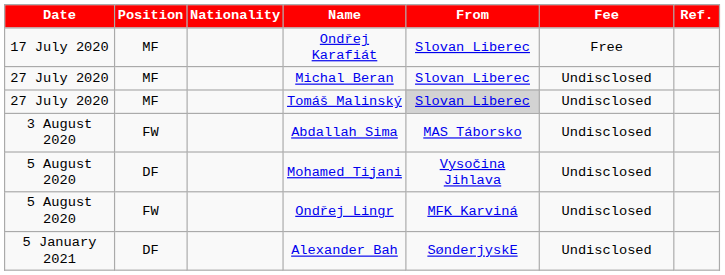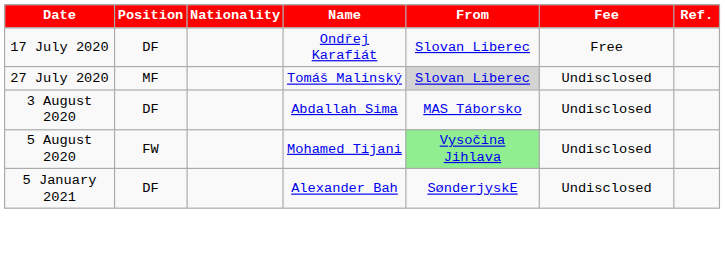(150, 47) MF -> (150, 47) DF
- row: (344, 78)
(150, 132) FW -> (150, 109) DF
(150, 172) DF -> (150, 149) FW
(473, 172) no background -> (473, 149) lightgreen background
- row: (344, 211)
